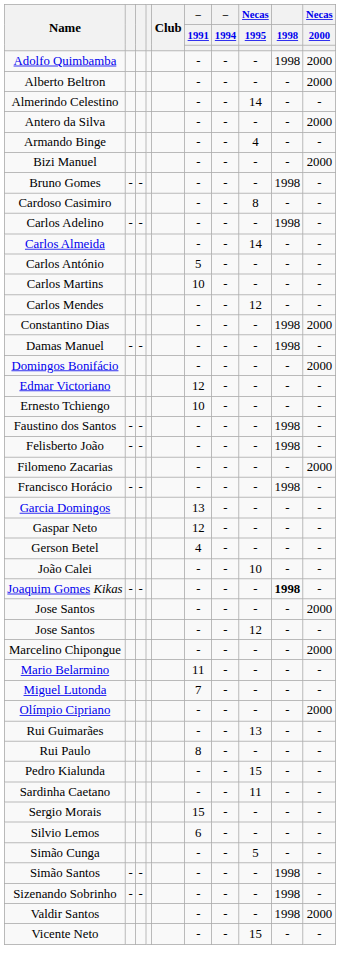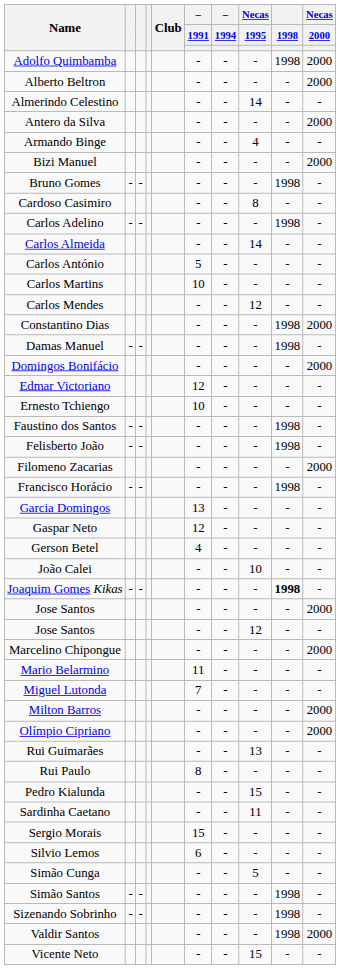+ row: (65, 710)
